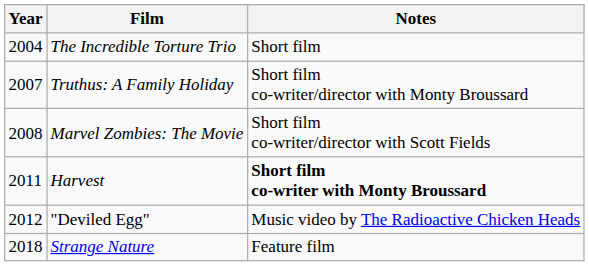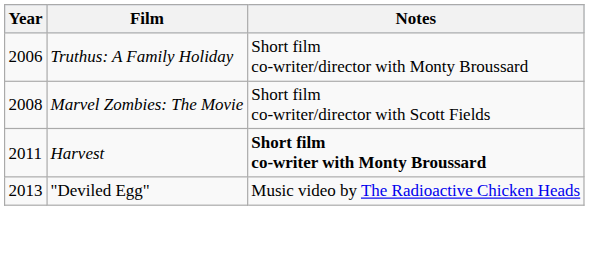- row: (143, 46)
(26, 84) 2007 -> (26, 56) 2006
(26, 219) 2012 -> (26, 191) 2013
- row: (102, 247)
